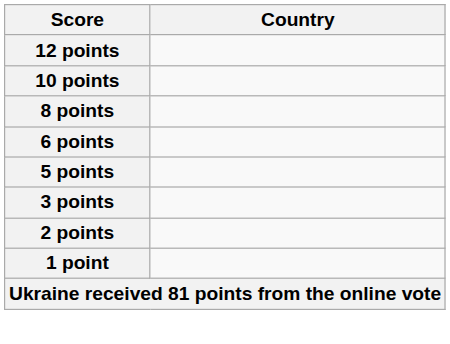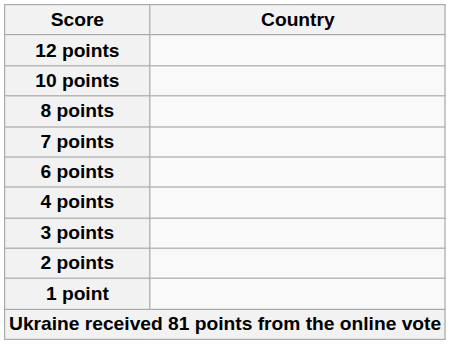+ row: (77, 141)
- row: (77, 171)
+ row: (77, 202)
